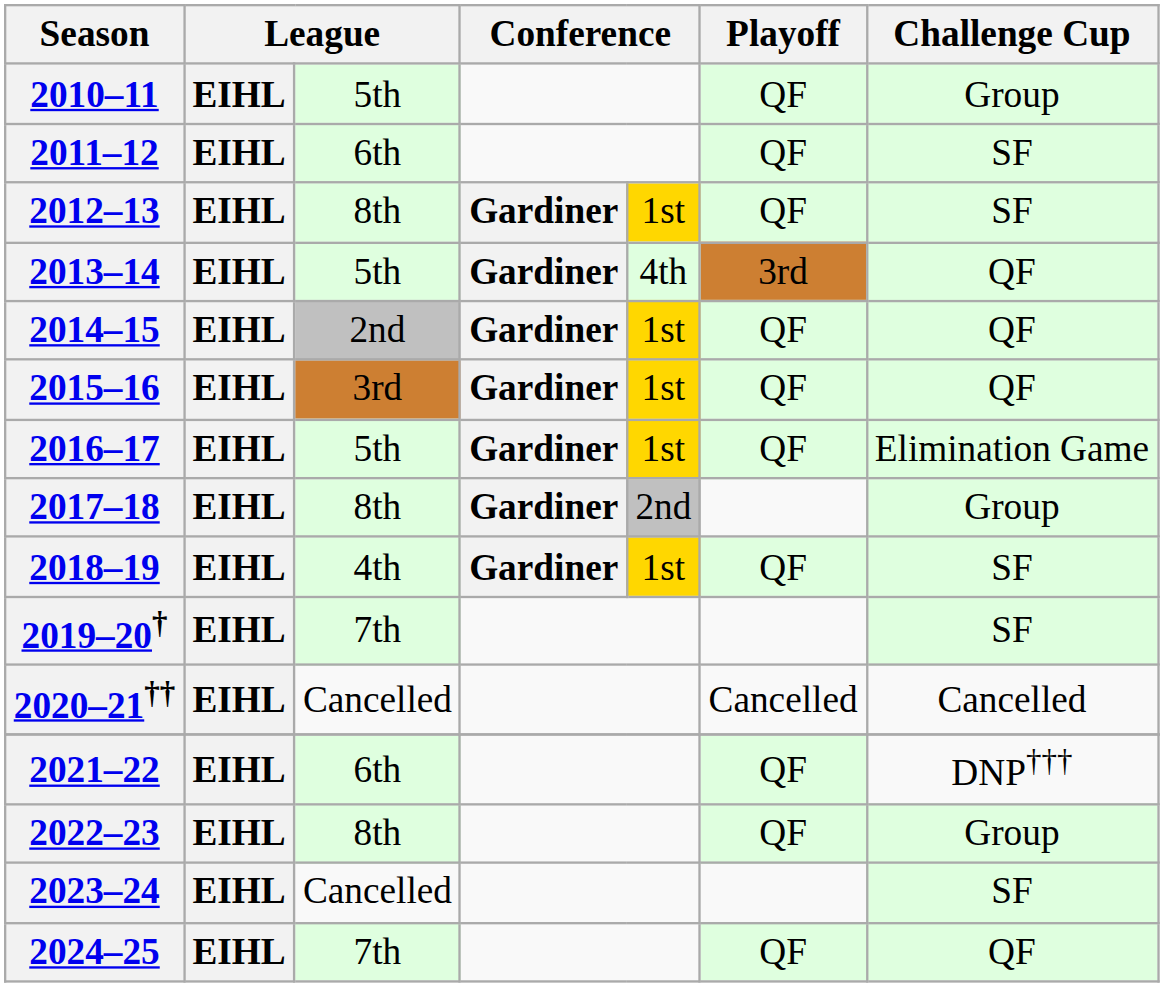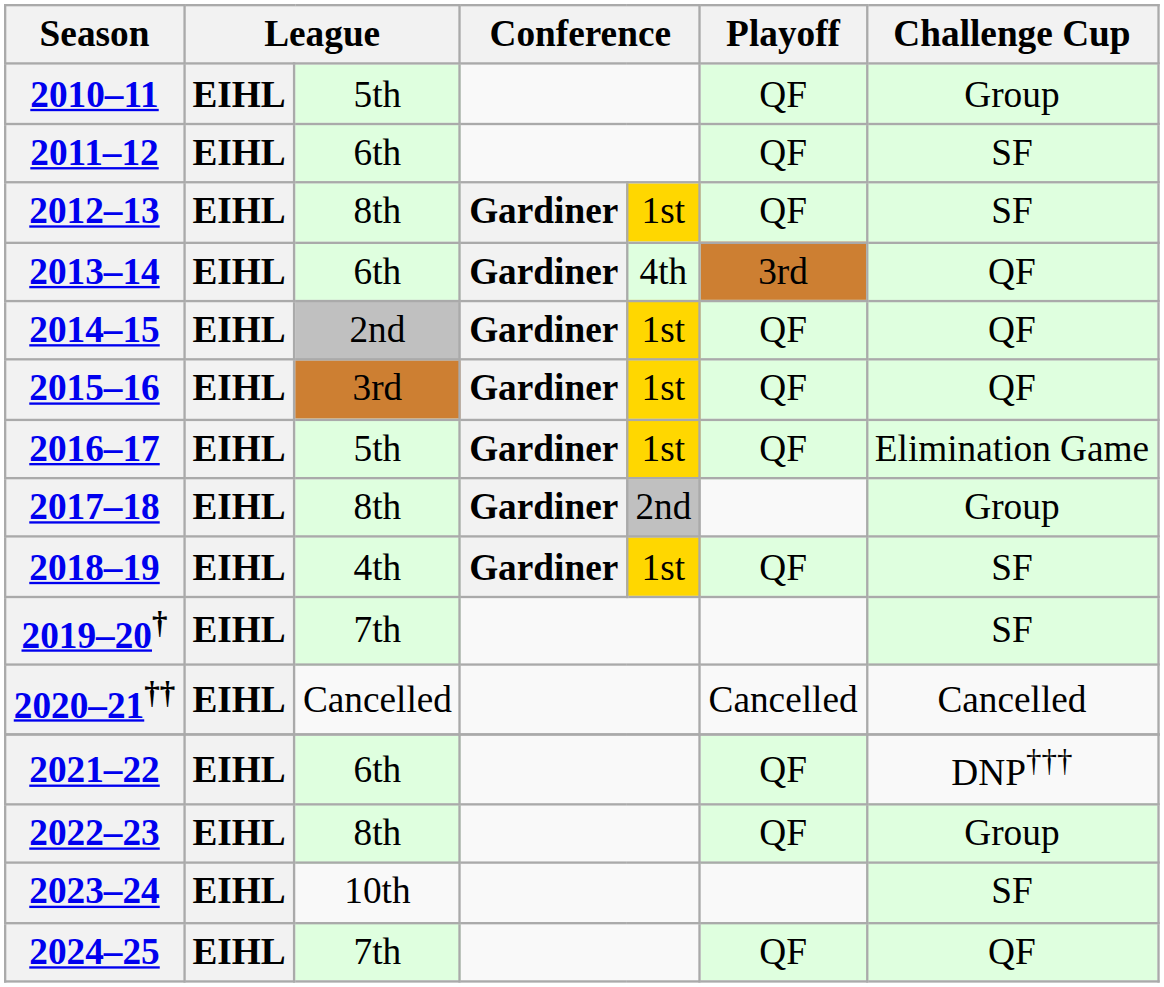(377, 270) 5th -> (377, 270) 6th
(377, 892) Cancelled -> (377, 892) 10th
